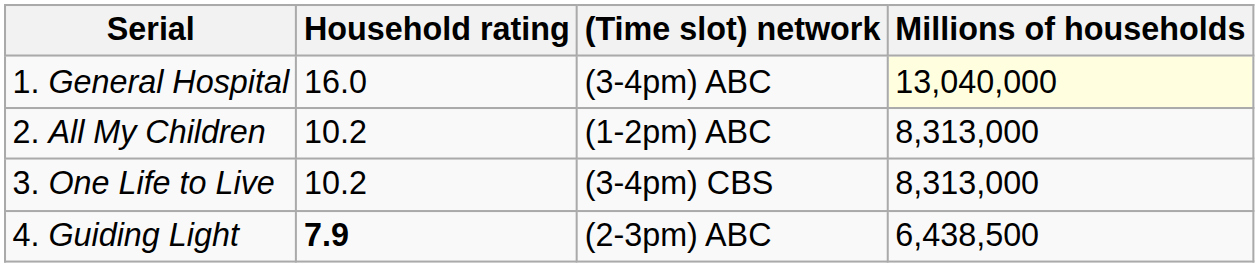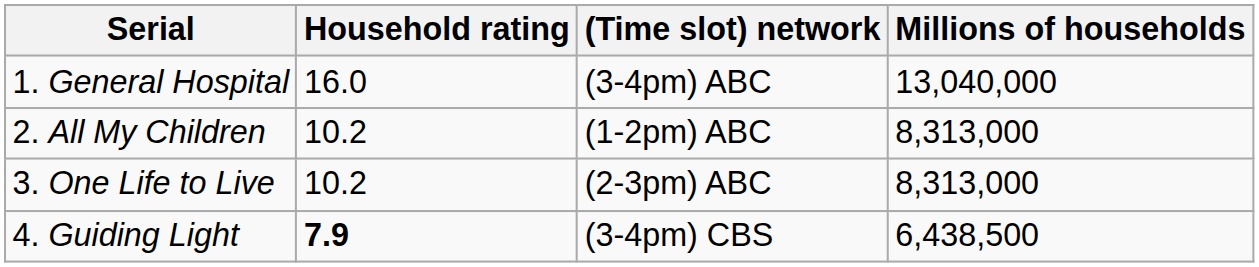(976, 81) lightyellow background -> (976, 81) no background
(679, 183) (3-4pm) CBS -> (678, 183) (2-3pm) ABC
(678, 235) (2-3pm) ABC -> (679, 235) (3-4pm) CBS
